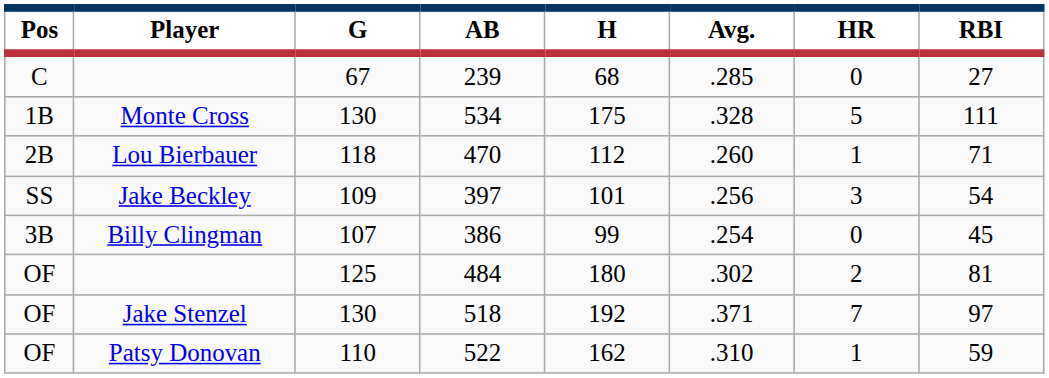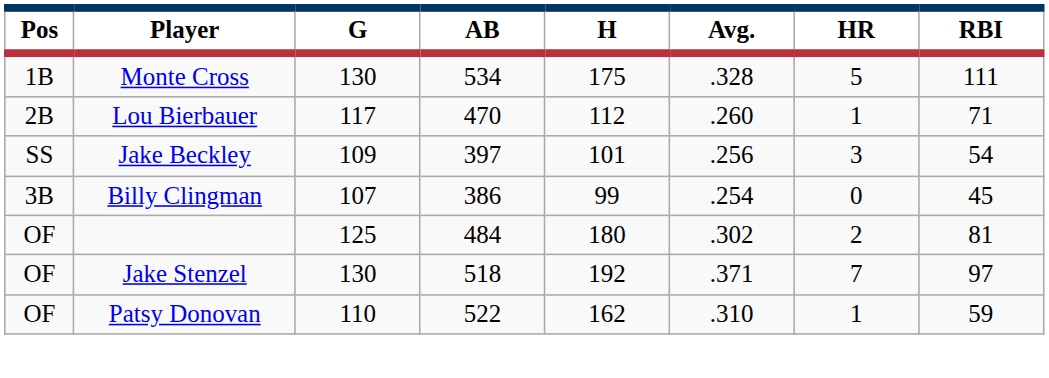- row: (482, 76)
(358, 155) 118 -> (358, 115) 117
